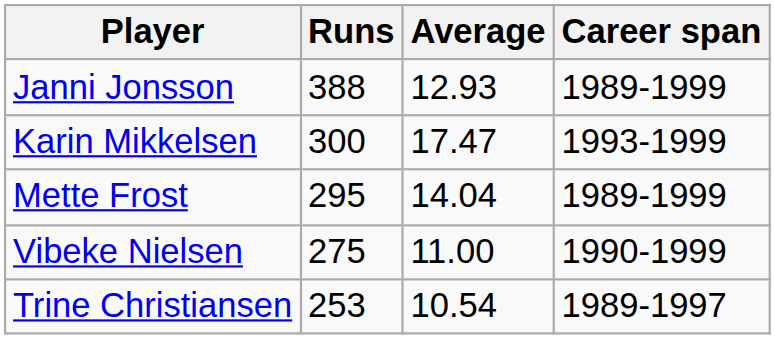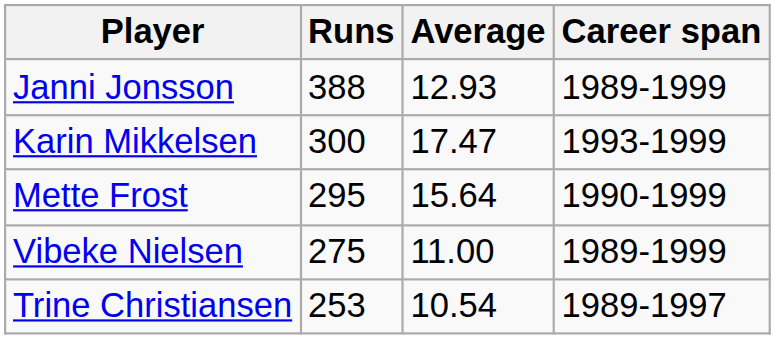(454, 196) 14.04 -> (454, 196) 15.64
(644, 196) 1989-1999 -> (644, 196) 1990-1999
(644, 251) 1990-1999 -> (644, 251) 1989-1999
